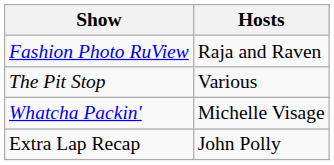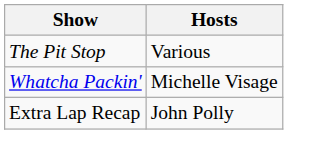- row: (99, 50)
